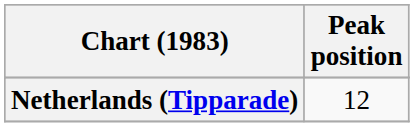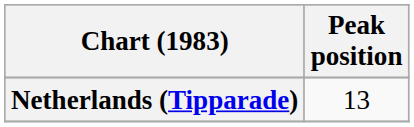(357, 99) 12 -> (357, 99) 13
